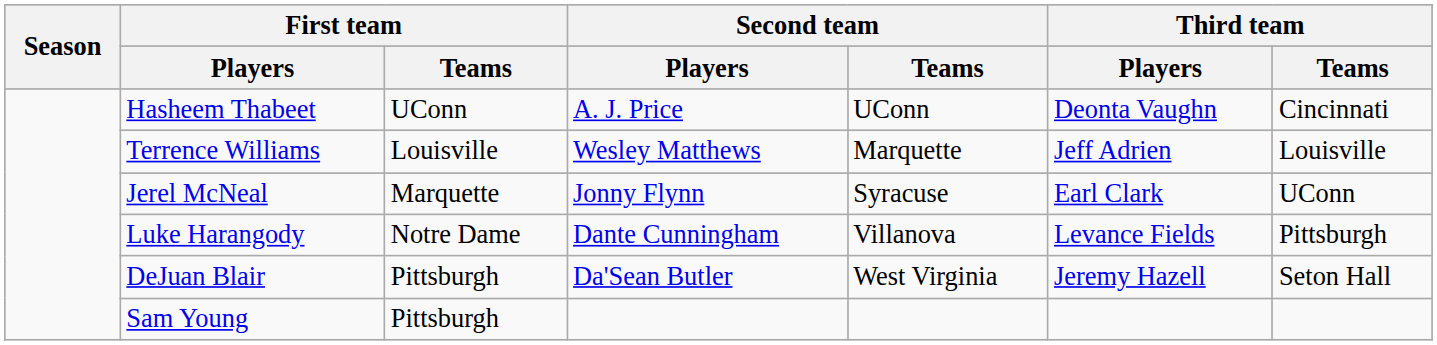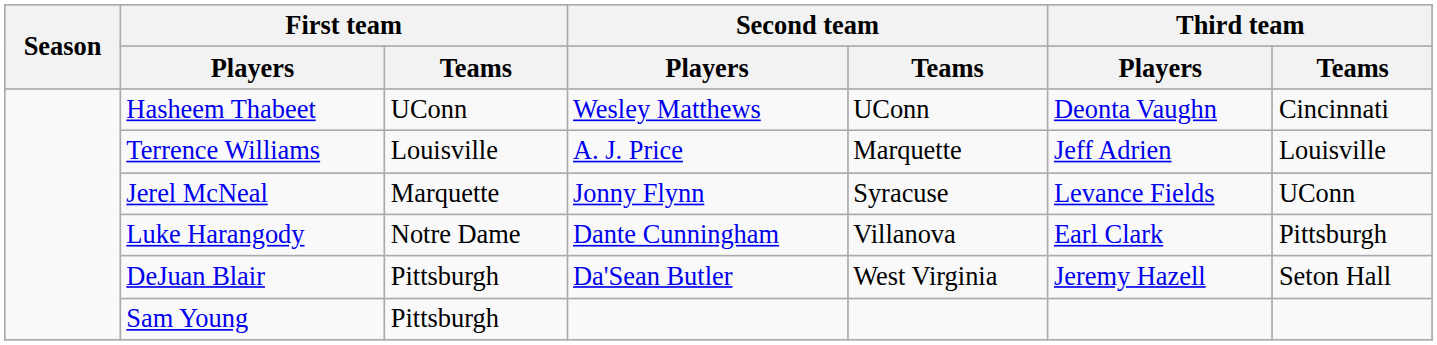(628, 109) A. J. Price -> (667, 109) Wesley Matthews
(667, 151) Wesley Matthews -> (628, 151) A. J. Price
(1109, 192) Earl Clark -> (1134, 192) Levance Fields
(1134, 234) Levance Fields -> (1109, 234) Earl Clark
